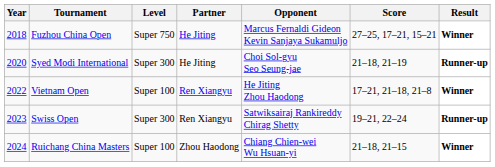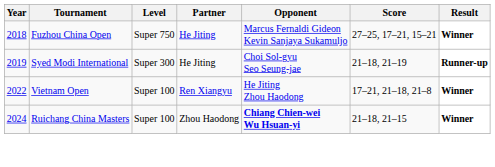(17, 63) 2020 -> (17, 63) 2019
- row: (55, 119)
(280, 147) normal -> (282, 119) bold
